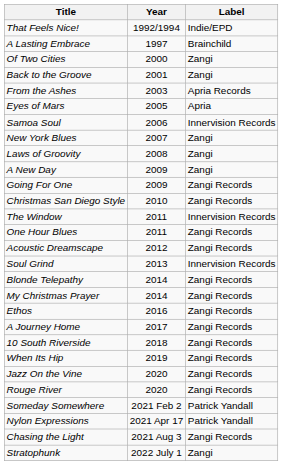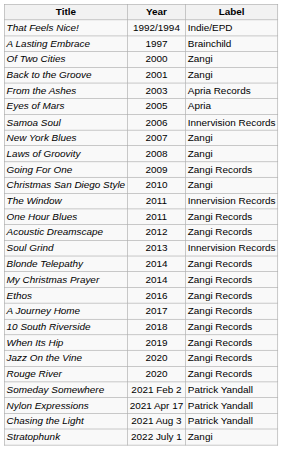- row: (31, 169)
(220, 201) Zangi Records -> (200, 185) Zangi
(220, 437) Zangi Records -> (220, 421) Patrick Yandall
